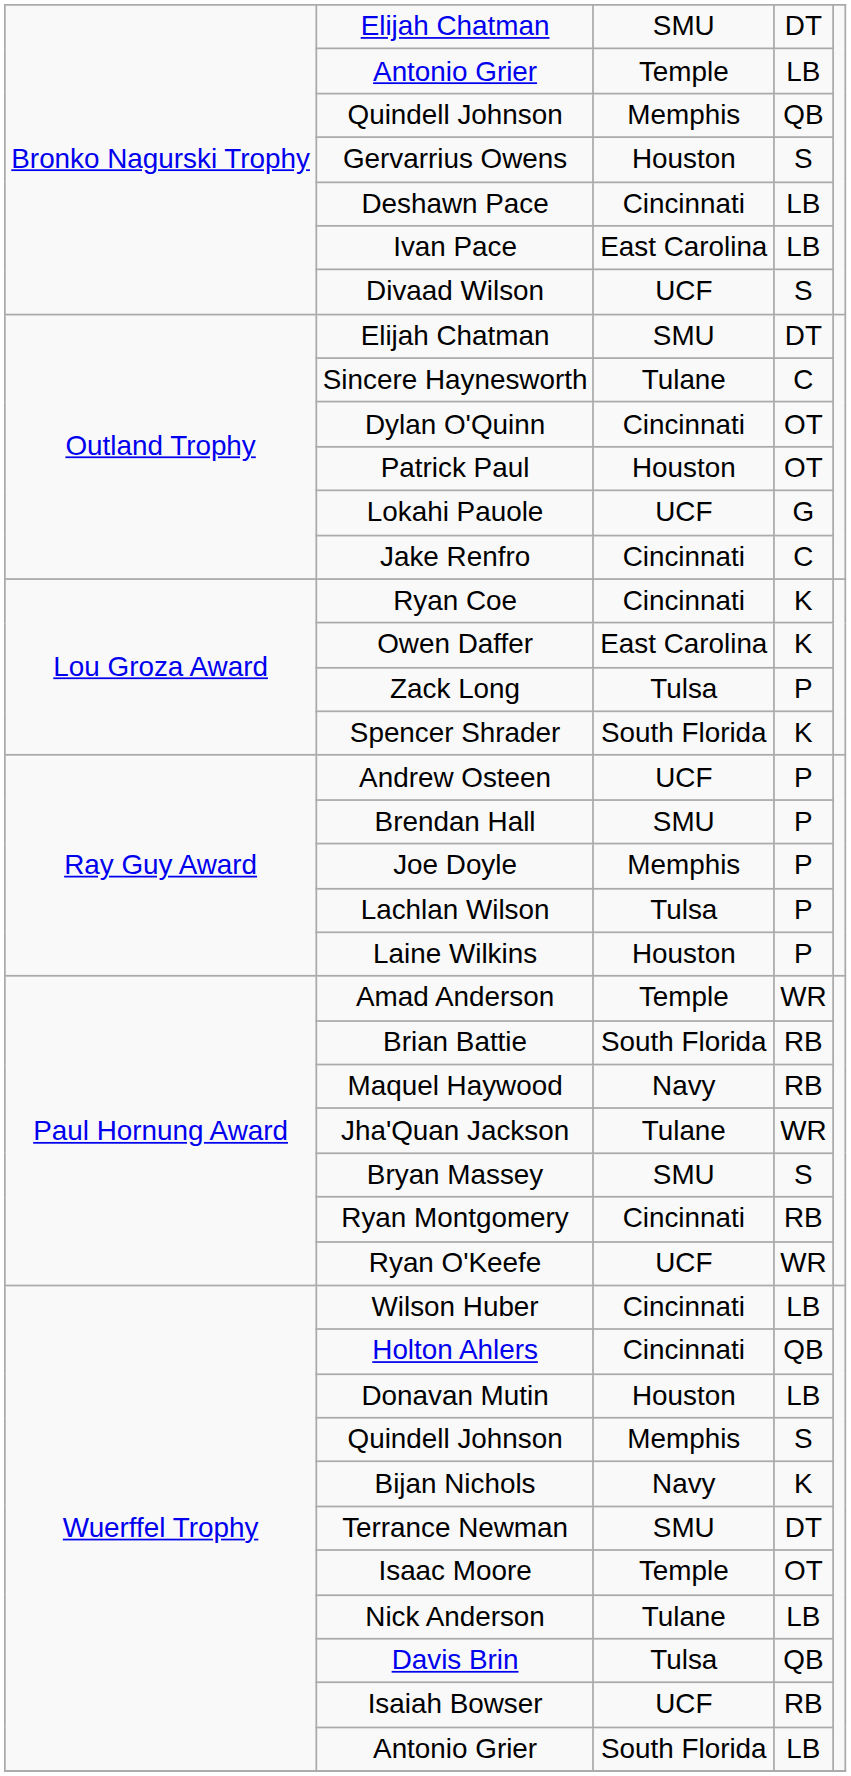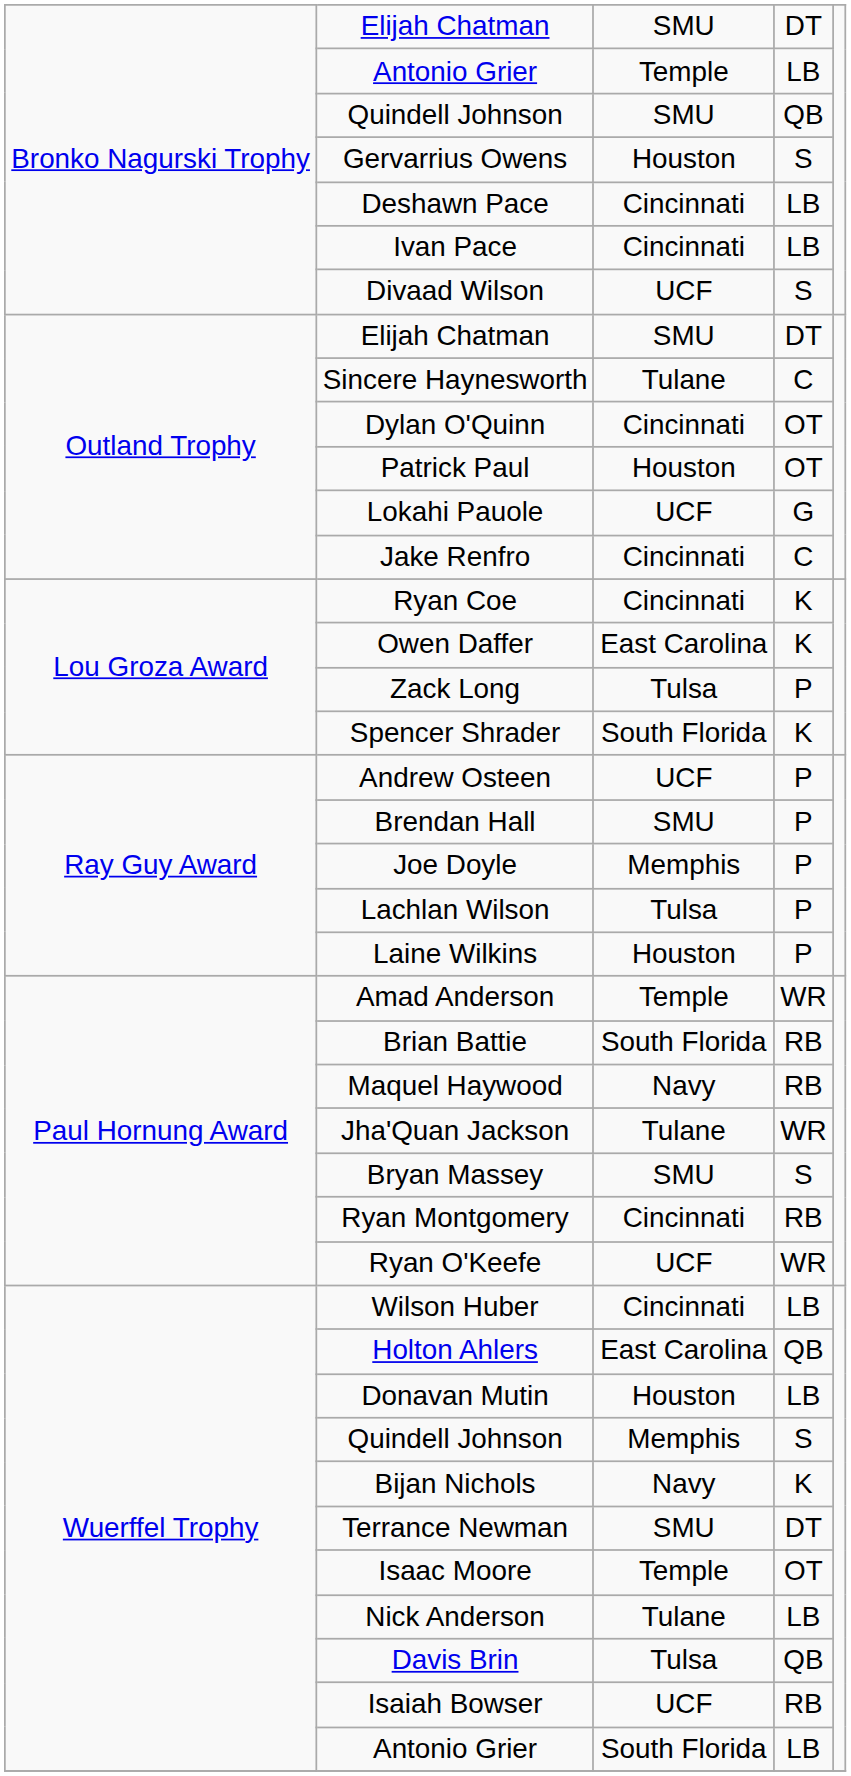(684, 114) Memphis -> (684, 114) SMU
(684, 247) East Carolina -> (684, 247) Cincinnati
(684, 1351) Cincinnati -> (684, 1351) East Carolina
